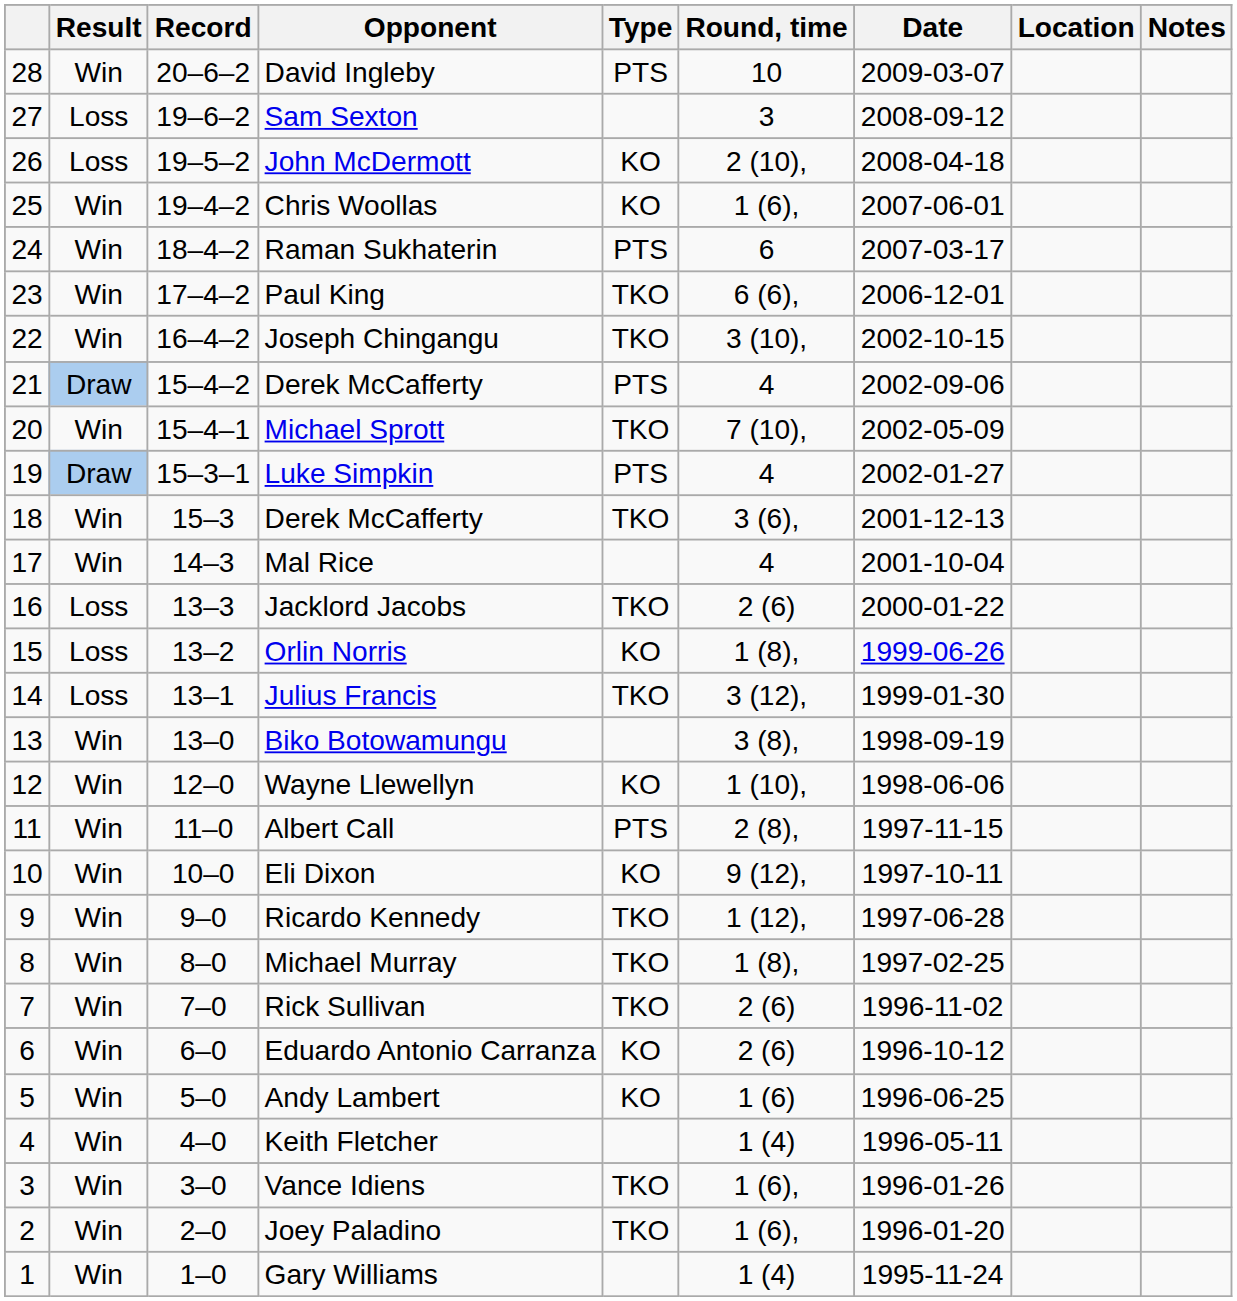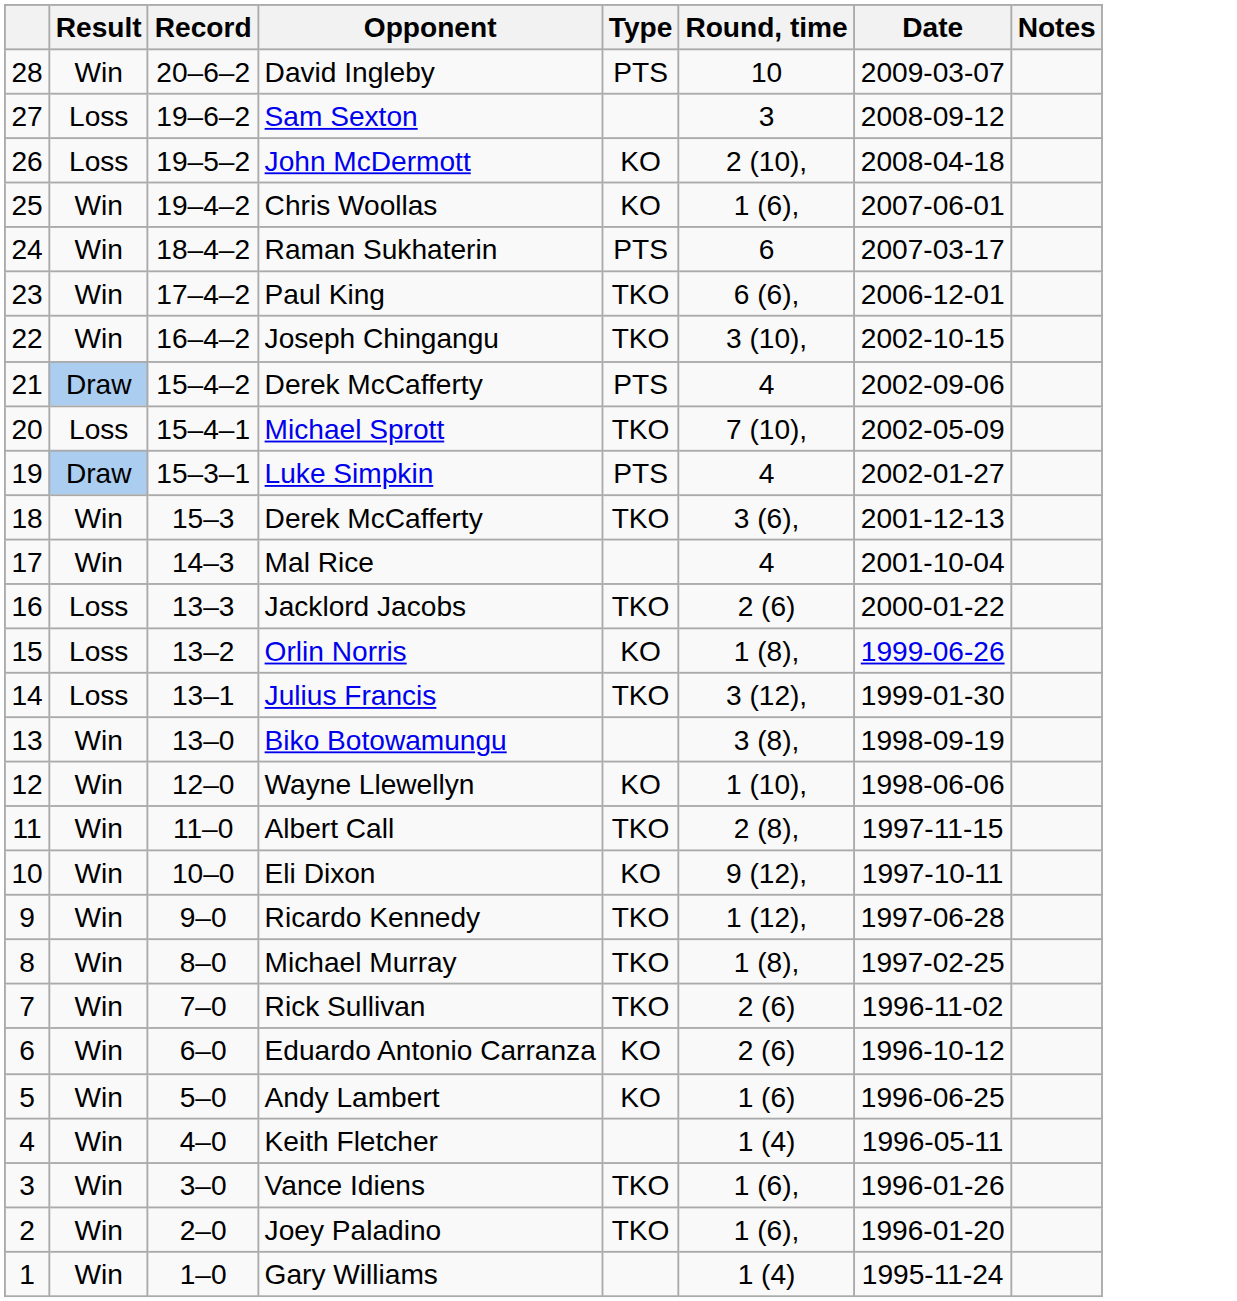- column: (1076, 27)
(99, 428) Win -> (99, 428) Loss
(641, 829) PTS -> (641, 829) TKO
